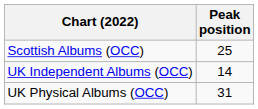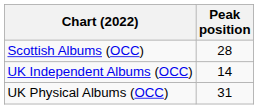(225, 51) 25 -> (225, 51) 28
